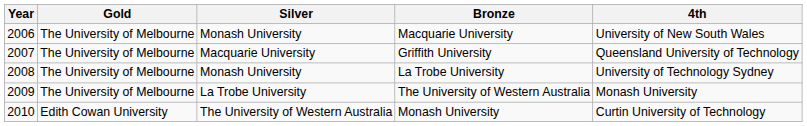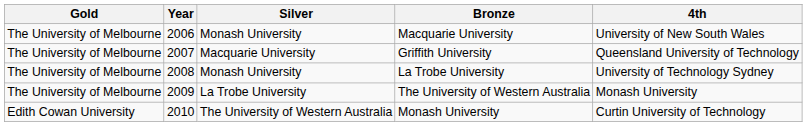columns swapped: (21, 14) <-> (117, 14)
